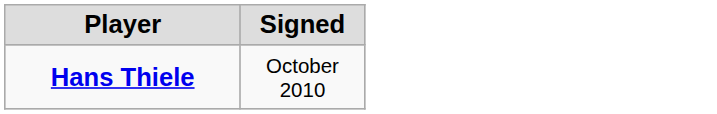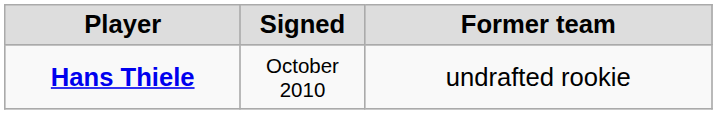+ column: (538, 24)
